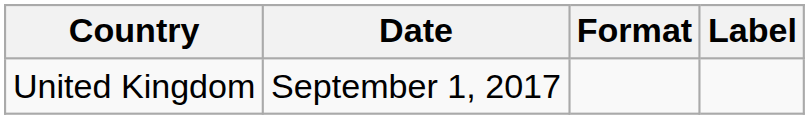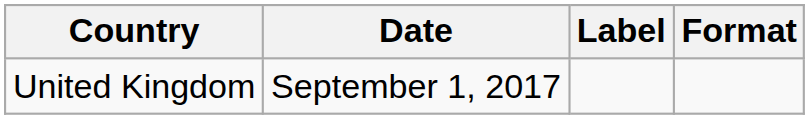columns swapped: (634, 31) <-> (752, 31)
